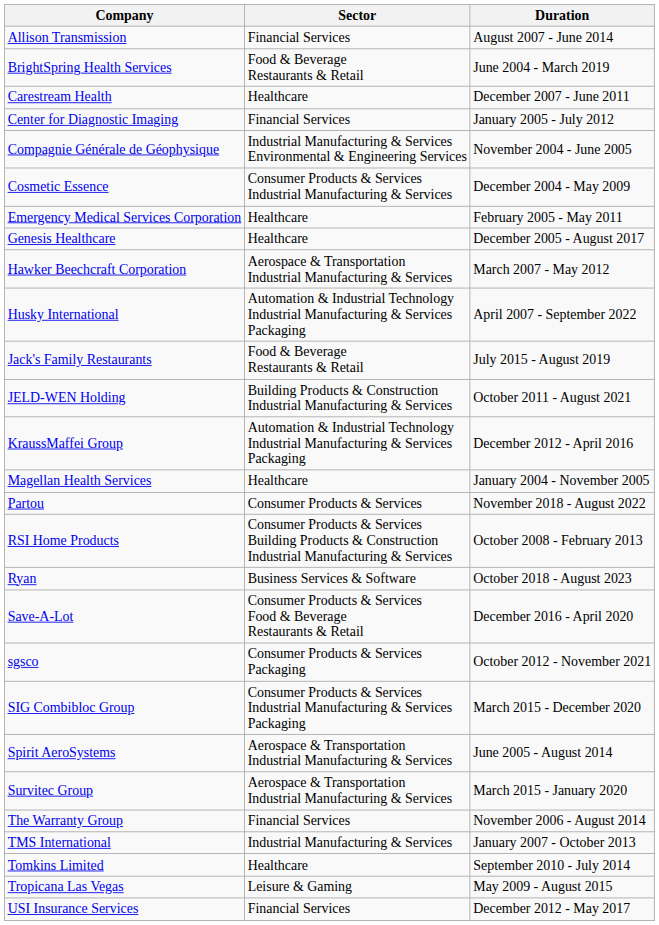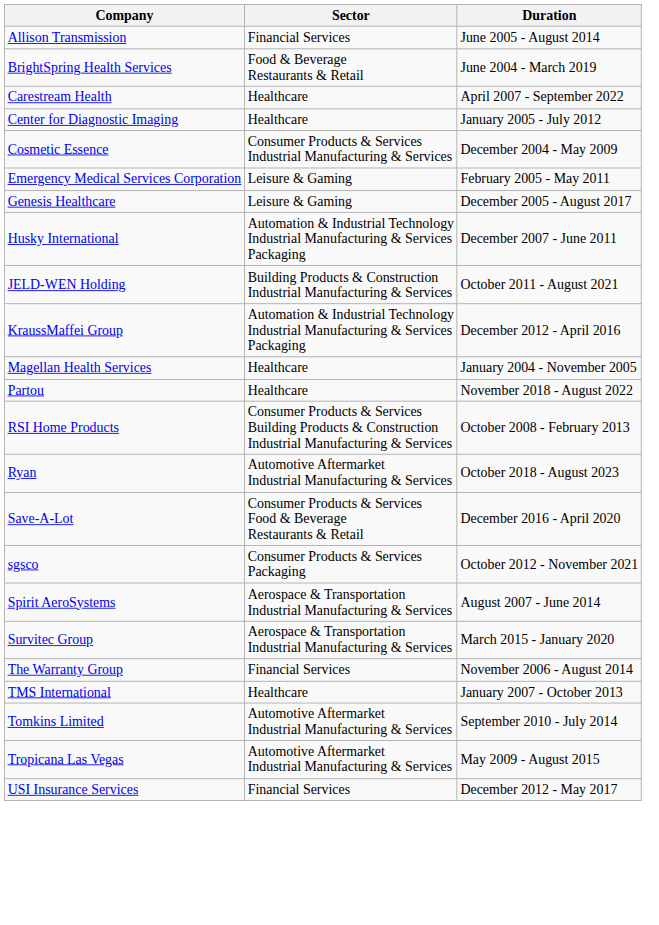(543, 37) August 2007 - June 2014 -> (530, 37) June 2005 - August 2014
(551, 97) December 2007 - June 2011 -> (542, 97) April 2007 - September 2022
(299, 119) Financial Services -> (278, 119) Healthcare
- row: (113, 149)
(278, 217) Healthcare -> (300, 179) Leisure & Gaming
(278, 239) Healthcare -> (300, 201) Leisure & Gaming
- row: (97, 269)
(555, 314) April 2007 - September 2022 -> (539, 239) December 2007 - June 2011
- row: (80, 360)
(335, 503) Consumer Products & Services -> (278, 390) Healthcare
(332, 578) Business Services & Software -> (350, 473) Automotive Aftermarket Industrial Manufacturing & Services
- row: (71, 707)
(543, 753) June 2005 - August 2014 -> (530, 602) August 2007 - June 2014
(350, 842) Industrial Manufacturing & Services -> (278, 691) Healthcare
(278, 864) Healthcare -> (350, 721) Automotive Aftermarket Industrial Manufacturing & Services
(300, 887) Leisure & Gaming -> (350, 759) Automotive Aftermarket Industrial Manufacturing & Services
